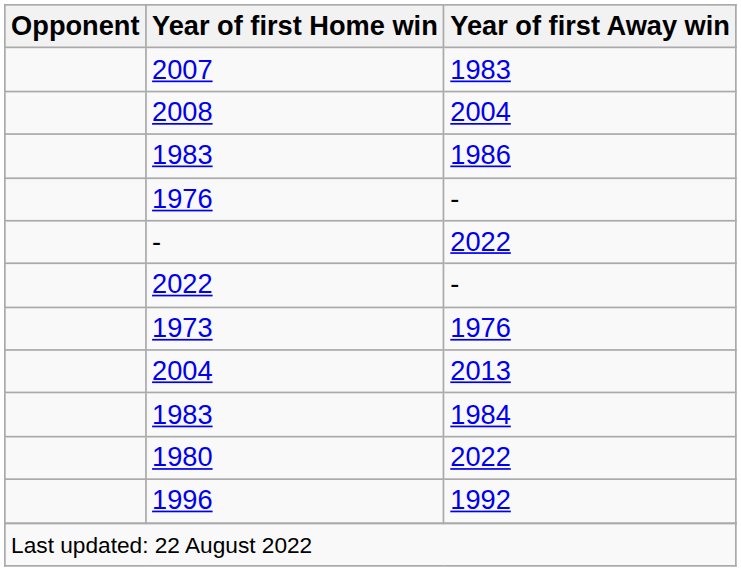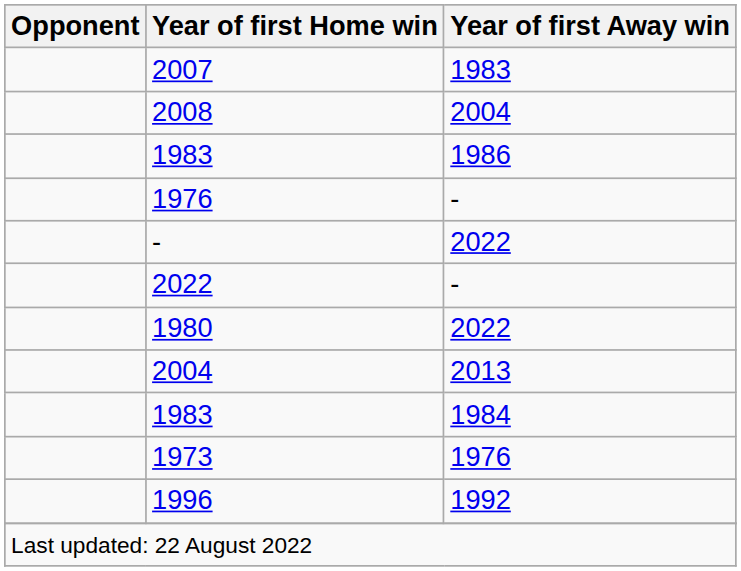rows swapped: (182, 328) <-> (182, 457)
